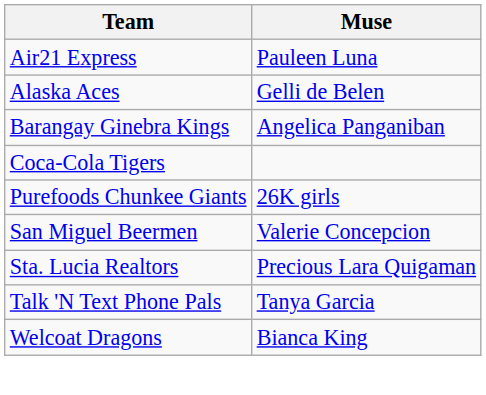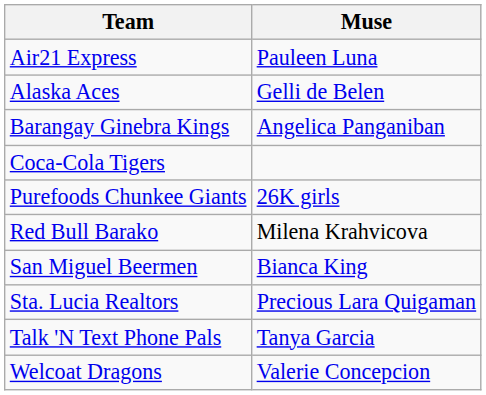+ row: (84, 232)
(343, 232) Valerie Concepcion -> (312, 267) Bianca King
(312, 337) Bianca King -> (343, 372) Valerie Concepcion
